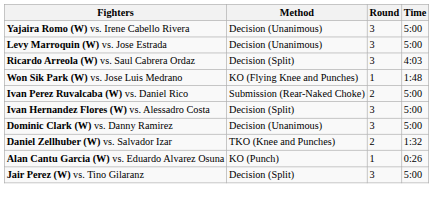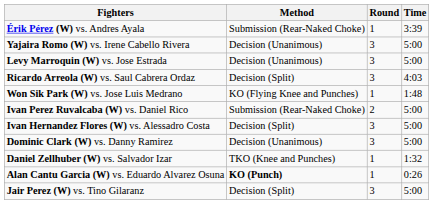+ row: (76, 28)
(372, 142) 2 -> (372, 158) 1
(254, 158) normal -> (256, 175) bold
